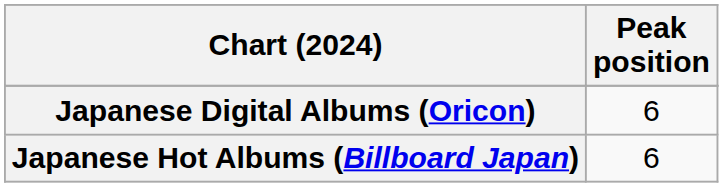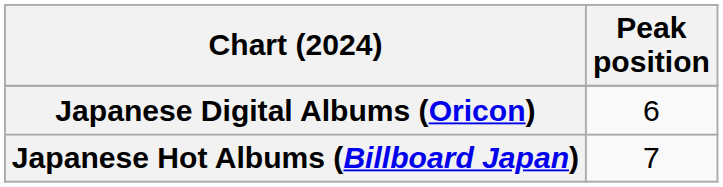(651, 157) 6 -> (651, 157) 7
